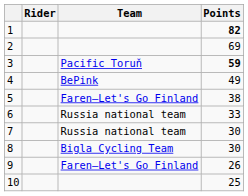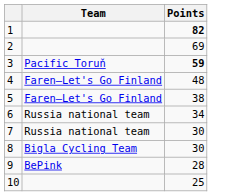- column: (40, 13)
(79, 81) BePink -> (93, 81) Faren–Let's Go Finland
(235, 81) 49 -> (198, 81) 48
(235, 115) 33 -> (198, 115) 34
(129, 165) Faren–Let's Go Finland -> (43, 165) BePink
(235, 165) 26 -> (198, 165) 28
